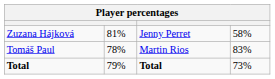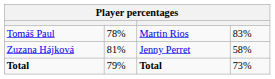rows swapped: (40, 33) <-> (31, 49)
